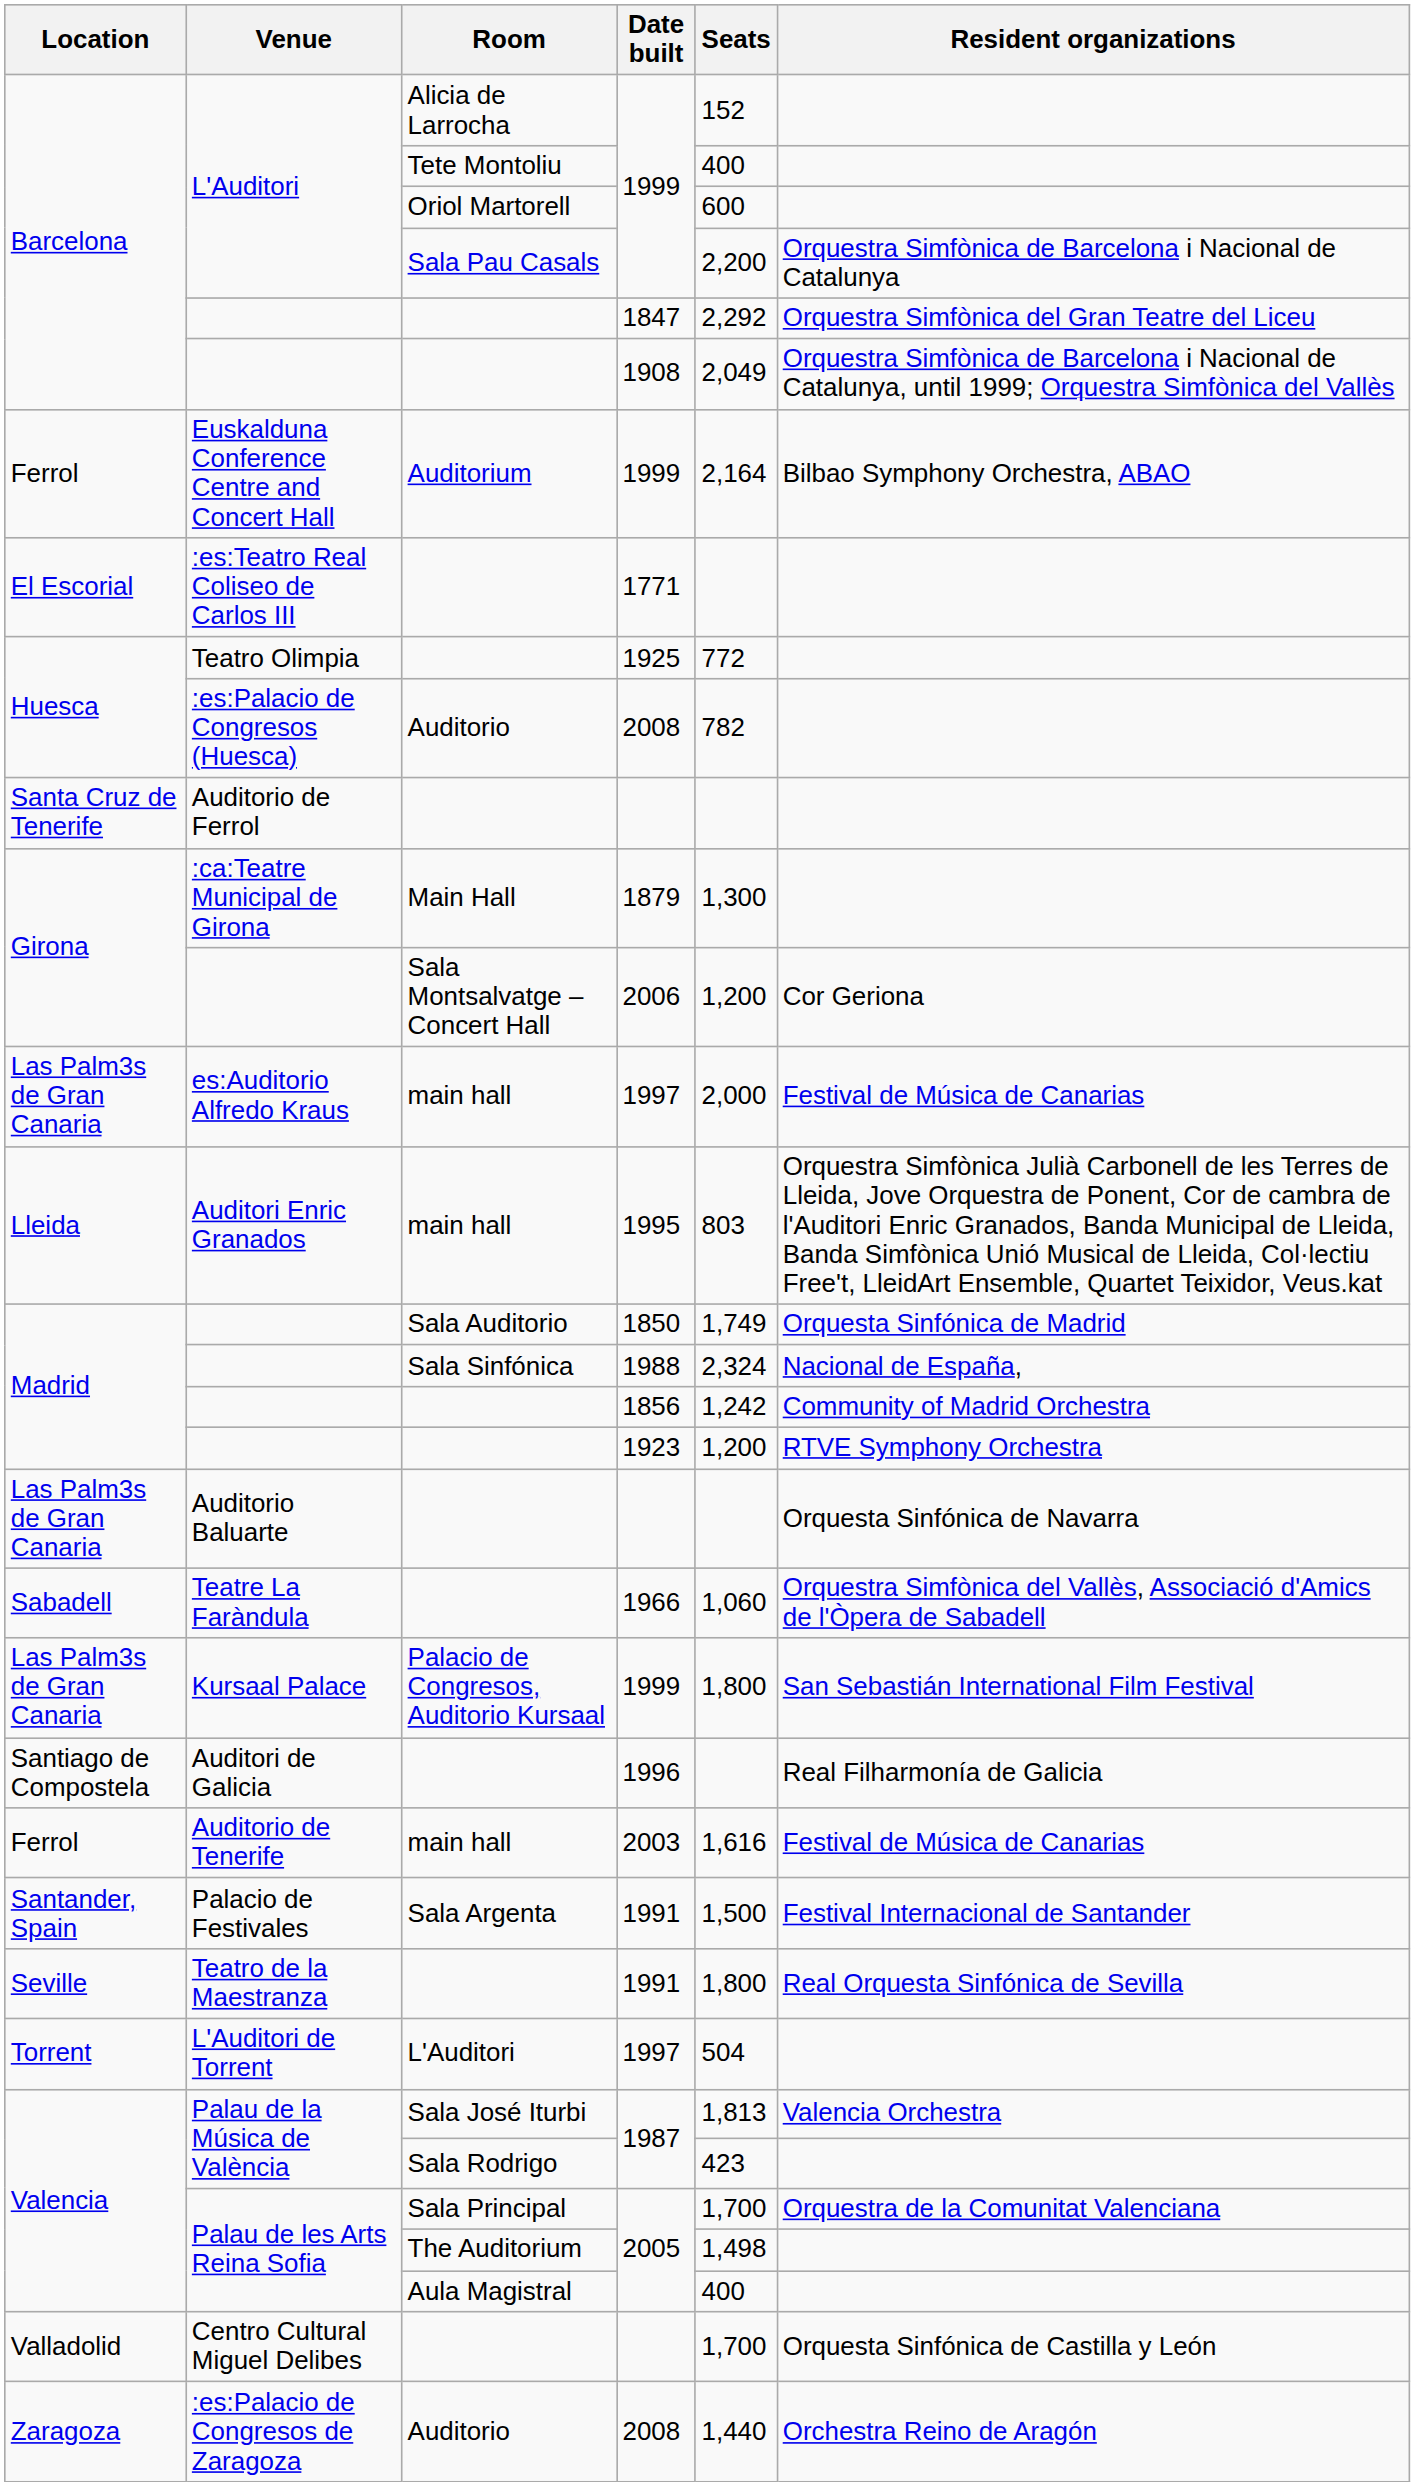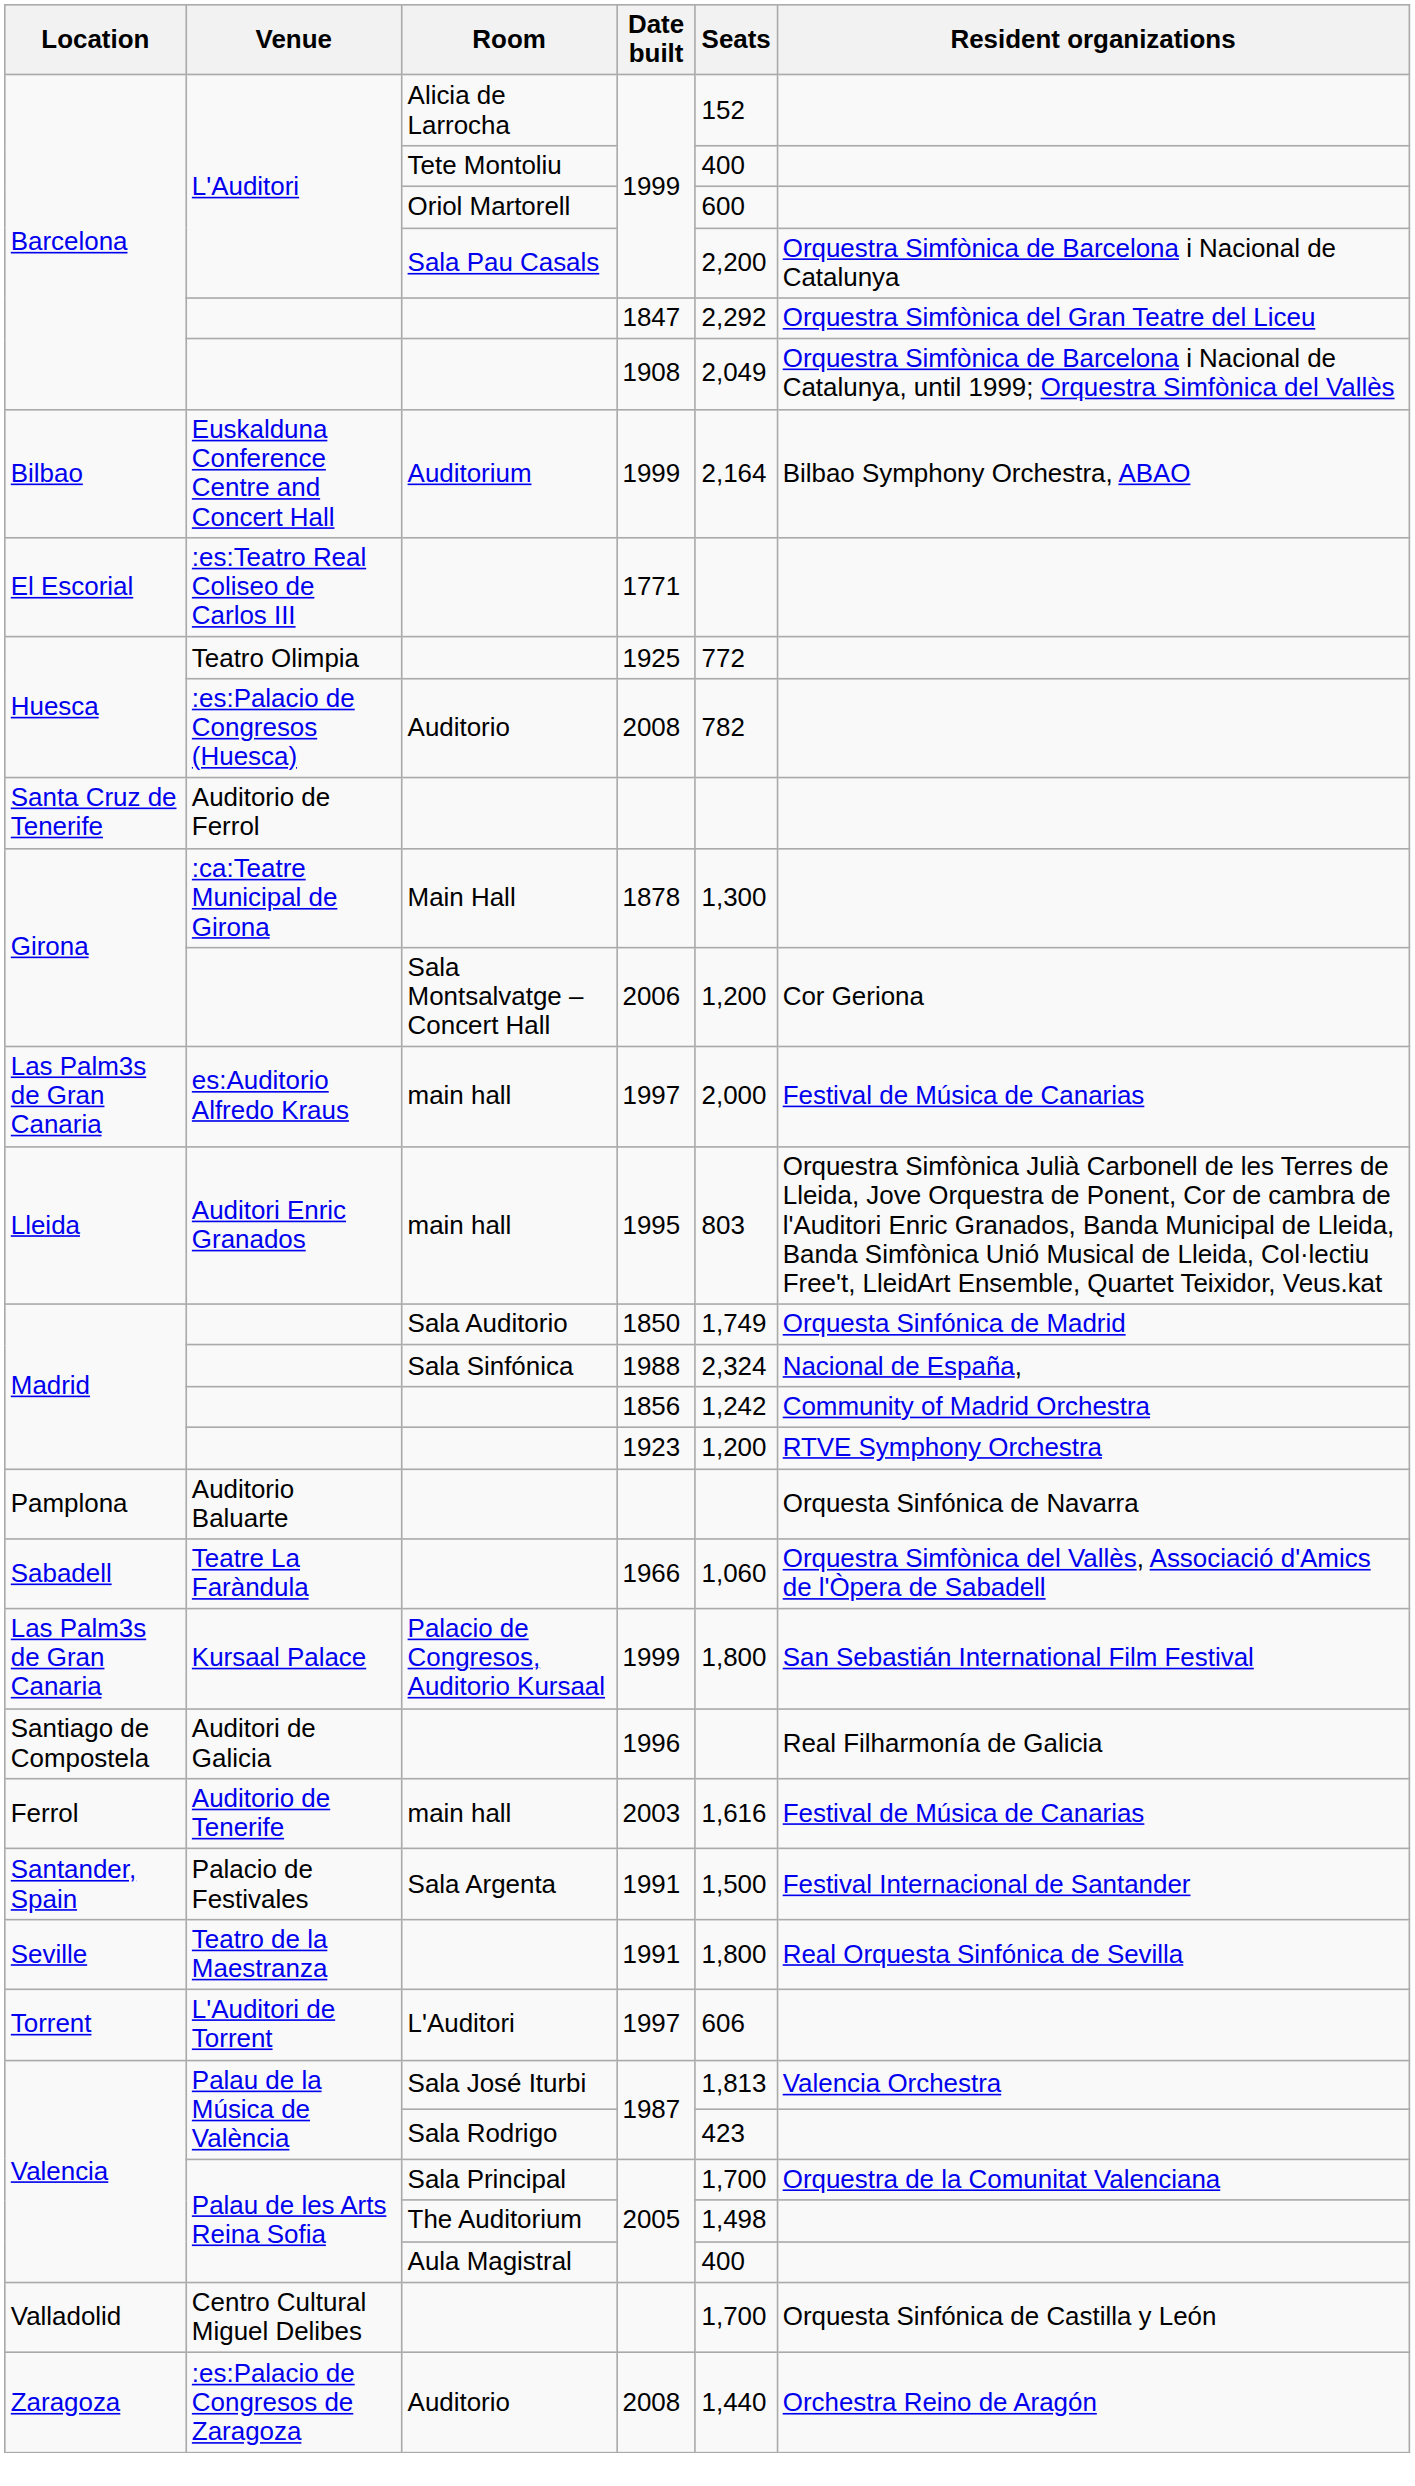(45, 473) Ferrol -> (47, 473) Bilbao
(651, 897) 1879 -> (651, 897) 1878
(78, 1517) Las Palm3s de Gran Canaria -> (69, 1503) Pamplona
(723, 2053) 504 -> (723, 2024) 606
